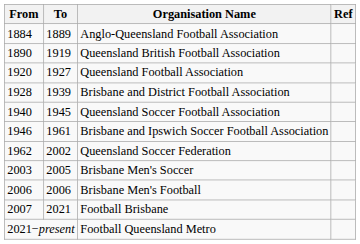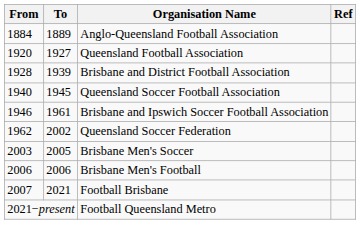- row: (180, 53)
